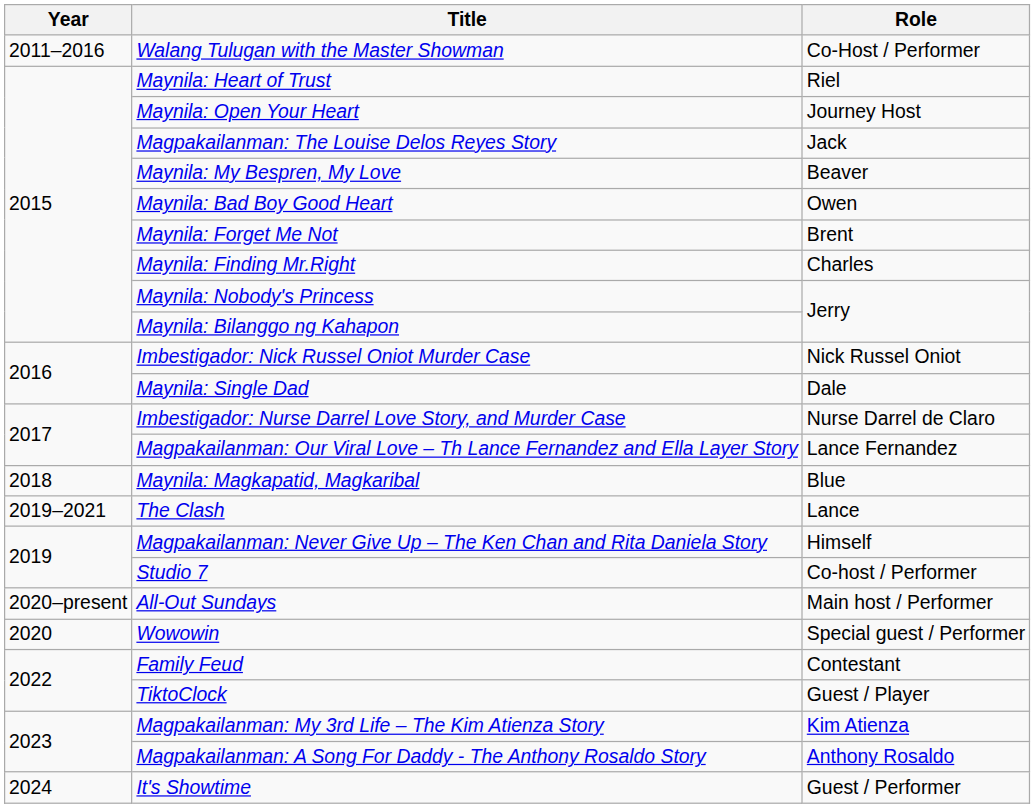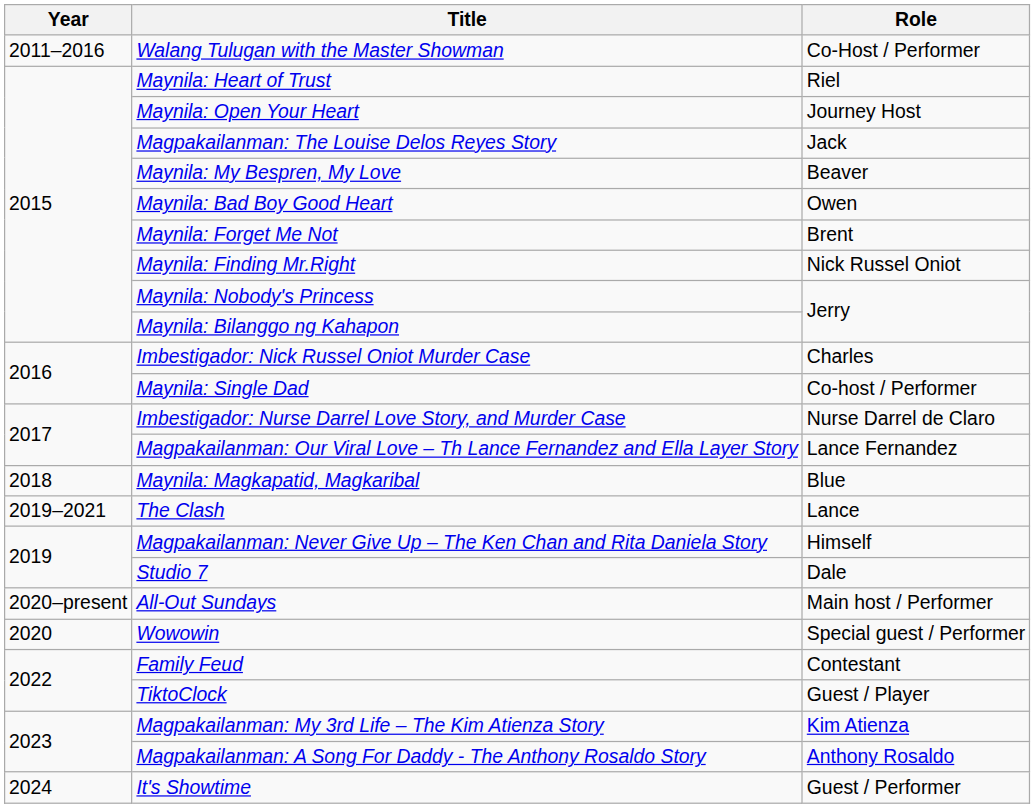(840, 265) Charles -> (884, 265) Nick Russel Oniot
(884, 357) Nick Russel Oniot -> (840, 357) Charles
(827, 388) Dale -> (892, 388) Co-host / Performer
(892, 572) Co-host / Performer -> (827, 572) Dale
